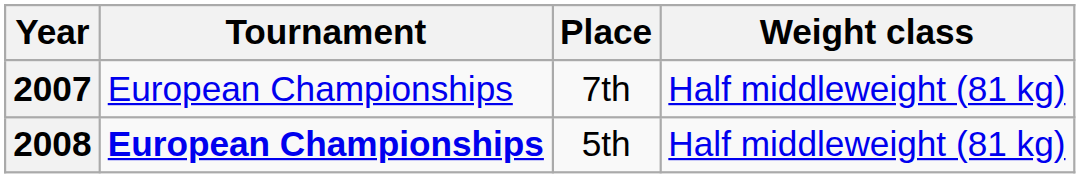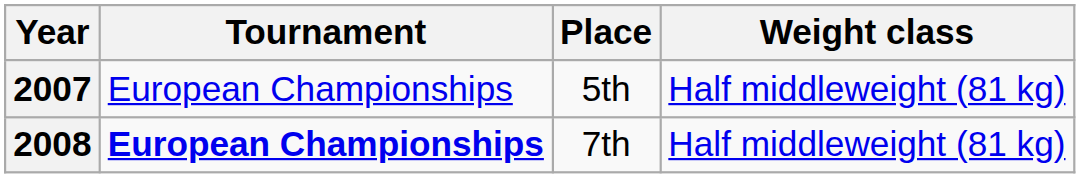(606, 88) 7th -> (606, 88) 5th
(606, 144) 5th -> (606, 144) 7th
